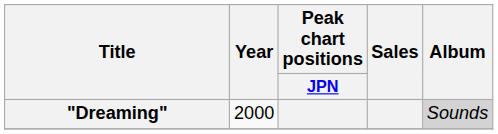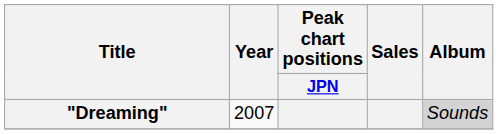(254, 113) 2000 -> (254, 113) 2007
